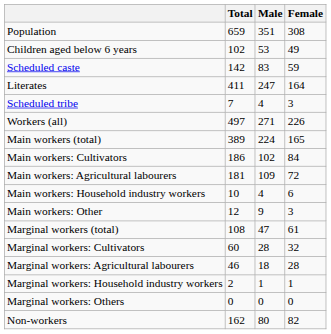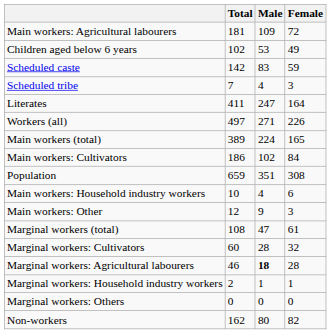rows swapped: (32, 31) <-> (92, 175)
rows swapped: (42, 103) <-> (27, 85)
(264, 265) normal -> (264, 265) bold
